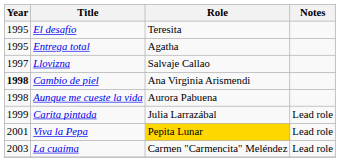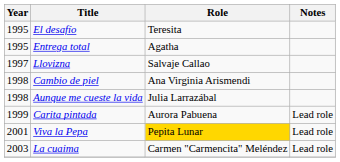(18, 81) bold -> (18, 81) normal
(182, 98) Aurora Pabuena -> (182, 98) Julia Larrazábal
(182, 115) Julia Larrazábal -> (182, 115) Aurora Pabuena
